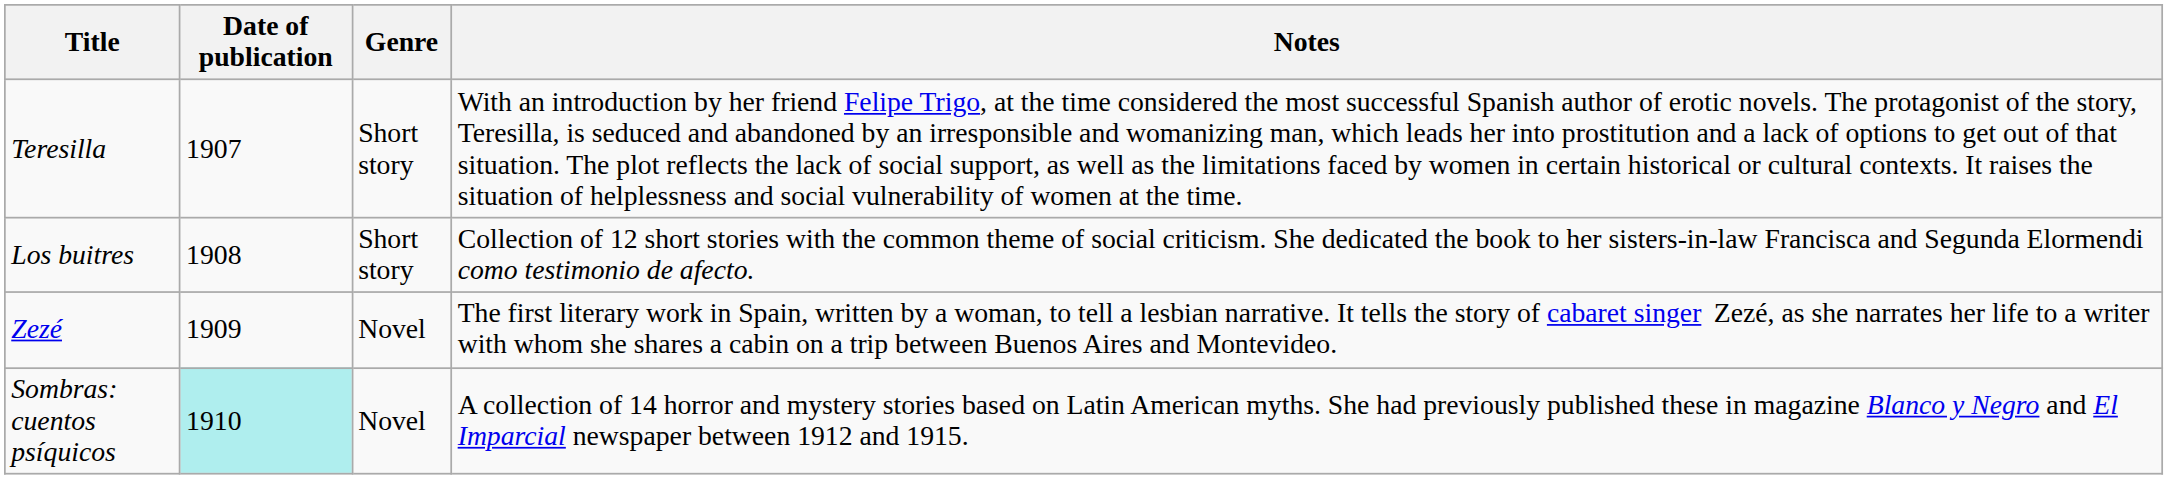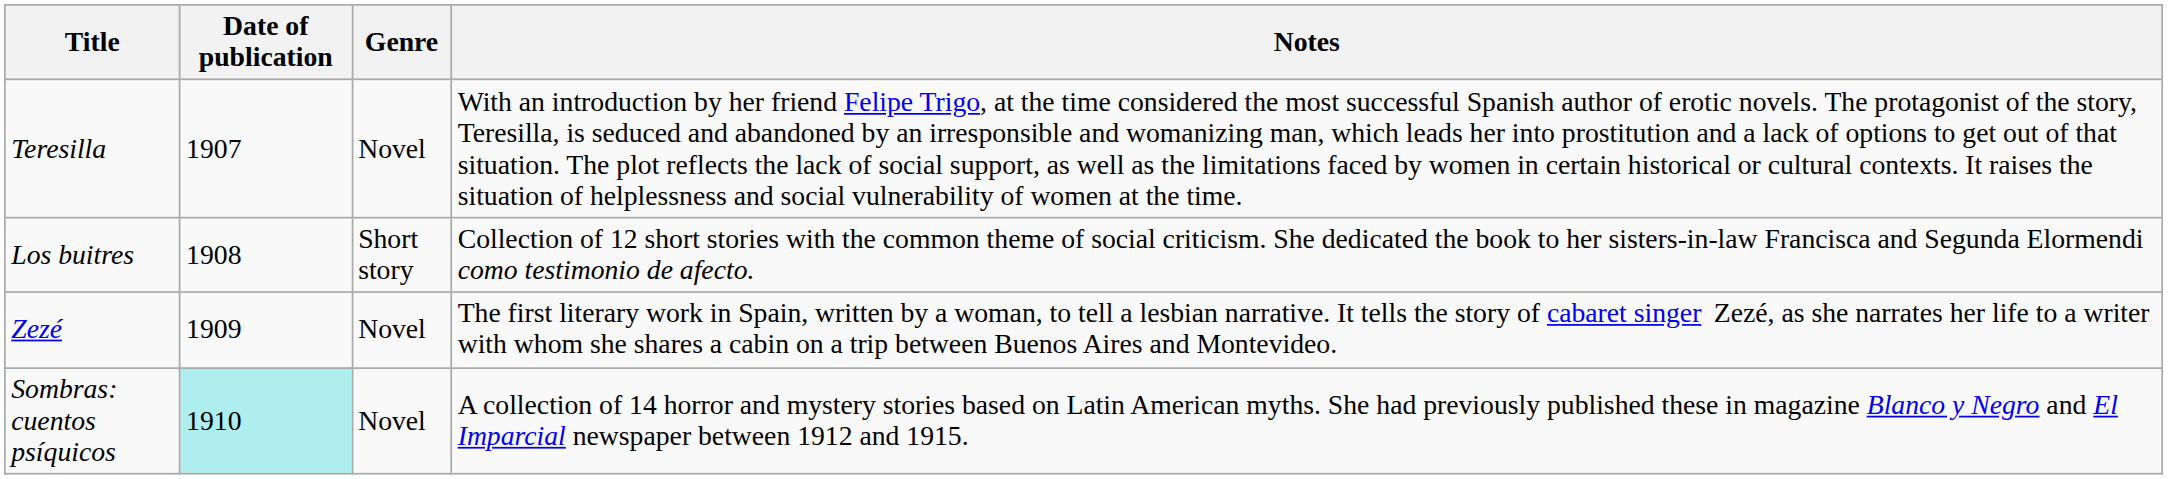(388, 148) Short story -> (392, 148) Novel
